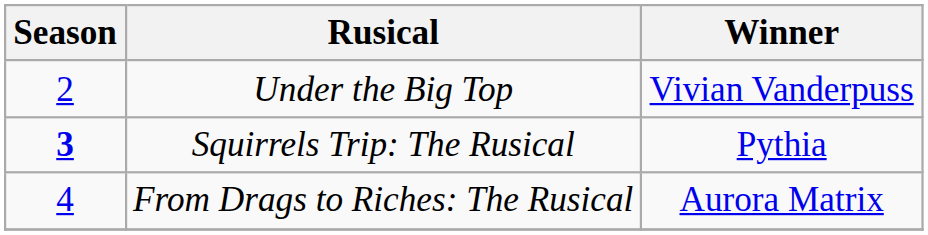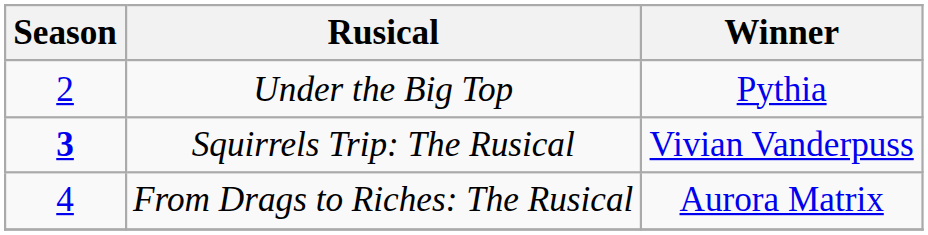(782, 88) Vivian Vanderpuss -> (782, 88) Pythia
(782, 144) Pythia -> (782, 144) Vivian Vanderpuss
